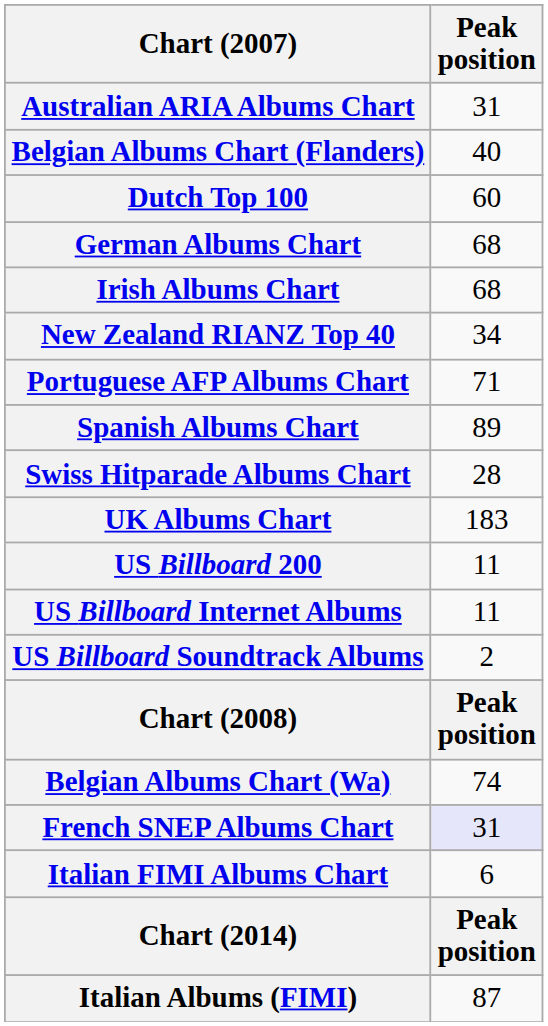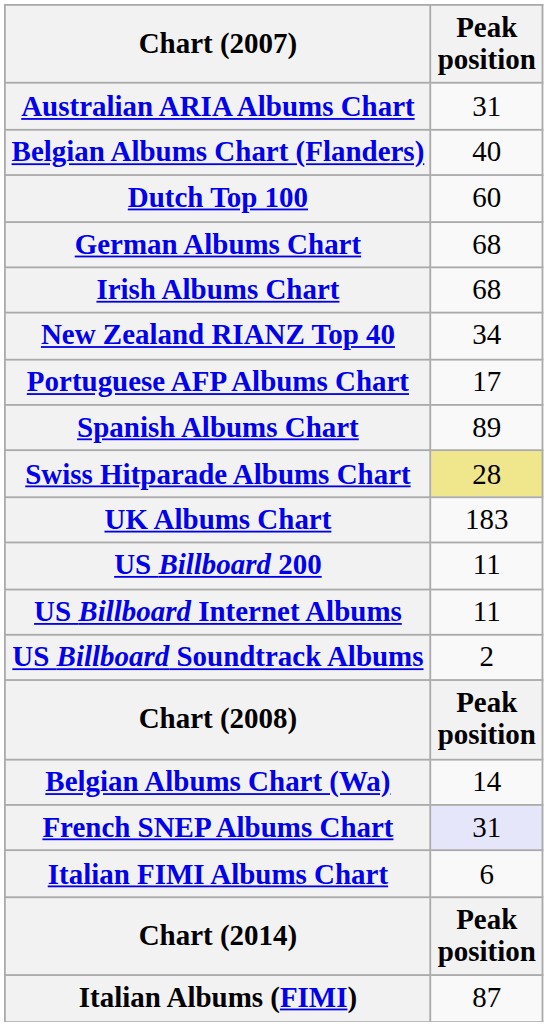(487, 381) 71 -> (487, 381) 17
(487, 473) no background -> (487, 473) khaki background
(487, 781) 74 -> (487, 781) 14
